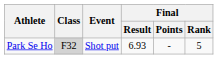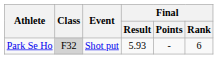(137, 46) 6.93 -> (137, 46) 5.93
(199, 46) 5 -> (199, 46) 6
